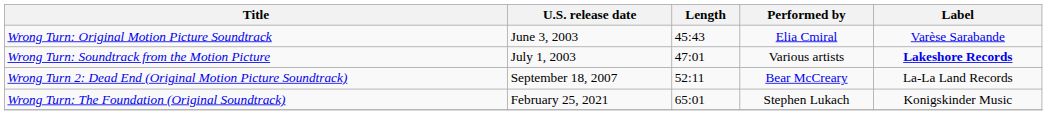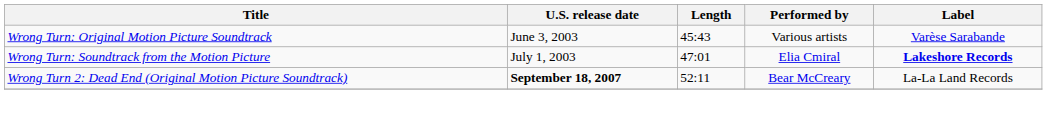(806, 36) Elia Cmiral -> (809, 36) Various artists
(806, 57) Various artists -> (809, 57) Elia Cmiral
(564, 78) normal -> (566, 78) bold
- row: (146, 99)
